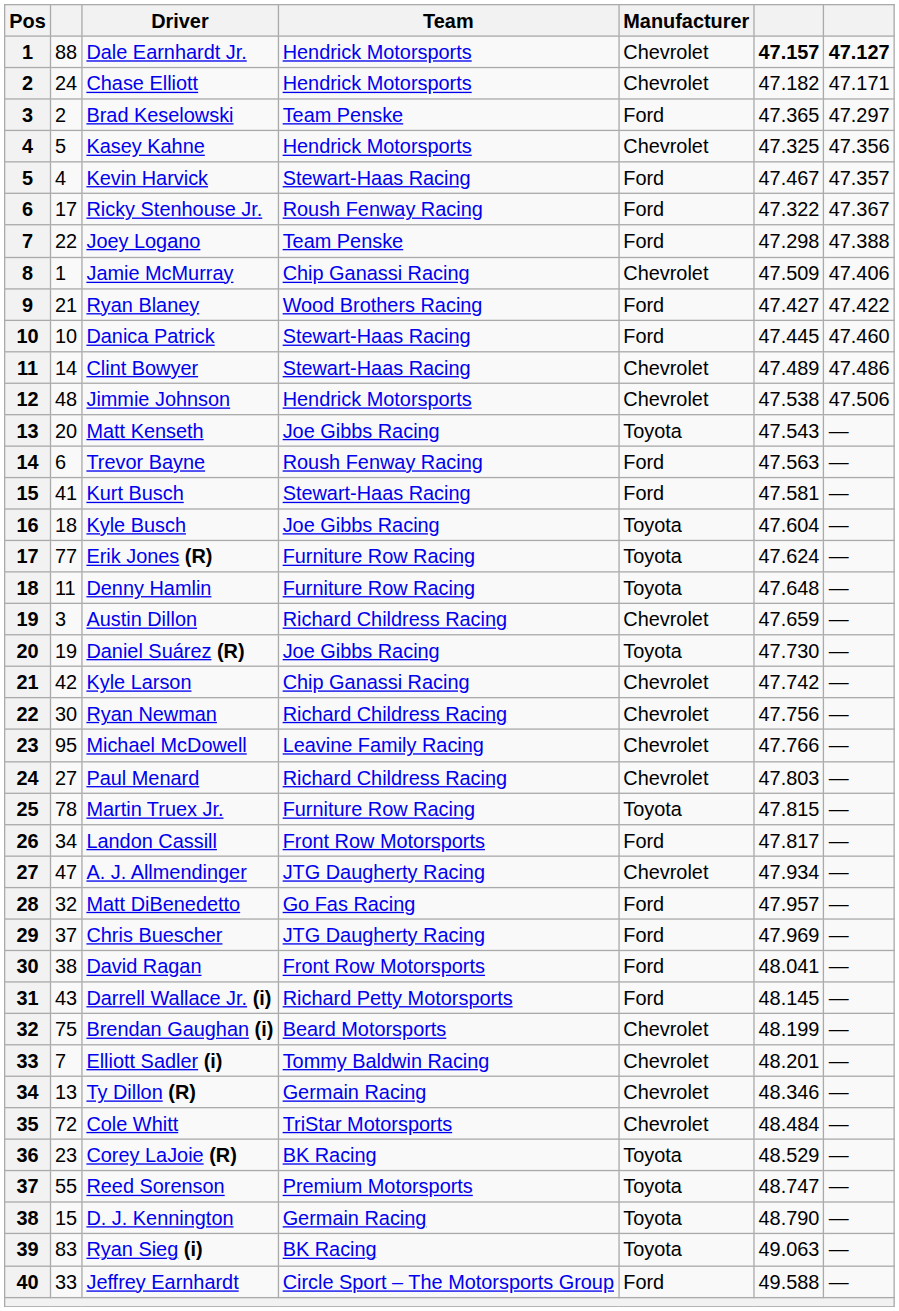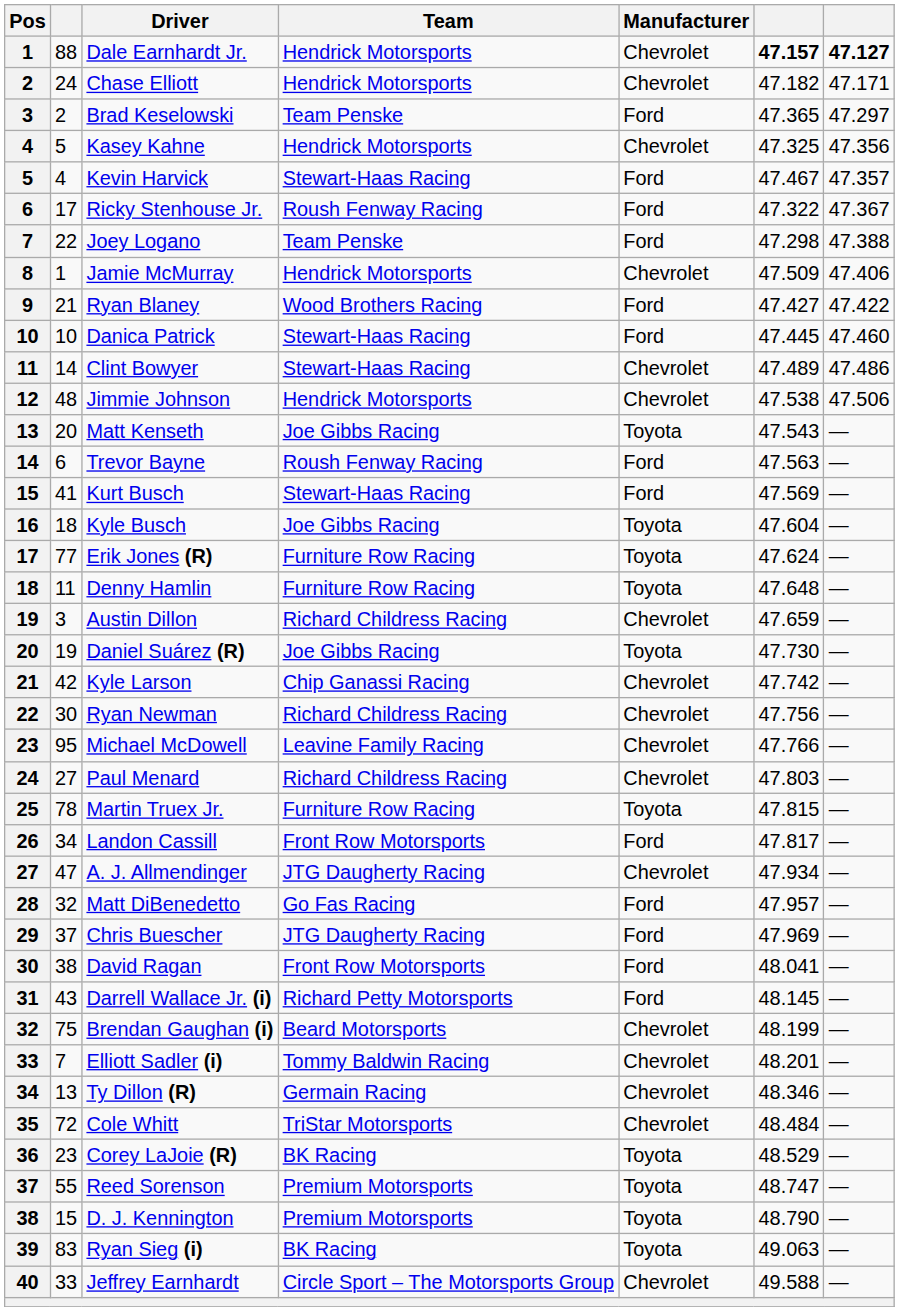(376, 273) Chip Ganassi Racing -> (377, 273) Hendrick Motorsports
(789, 493) 47.581 -> (789, 493) 47.569
(355, 1218) Germain Racing -> (378, 1218) Premium Motorsports
(644, 1281) Ford -> (666, 1281) Chevrolet
